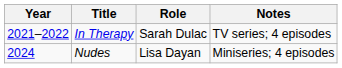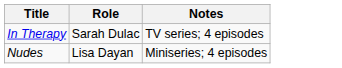- column: (38, 14)
